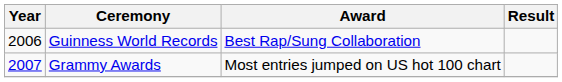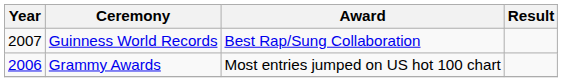(25, 40) 2006 -> (25, 40) 2007
(25, 64) 2007 -> (25, 64) 2006
